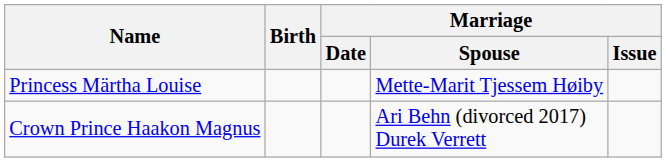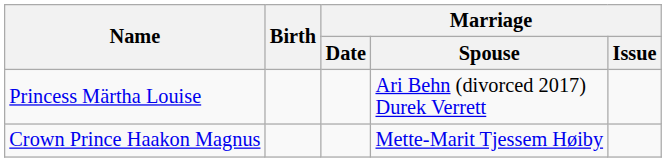(489, 85) Mette-Marit Tjessem Høiby -> (481, 96) Ari Behn (divorced 2017) Durek Verrett
(481, 128) Ari Behn (divorced 2017) Durek Verrett -> (489, 140) Mette-Marit Tjessem Høiby
